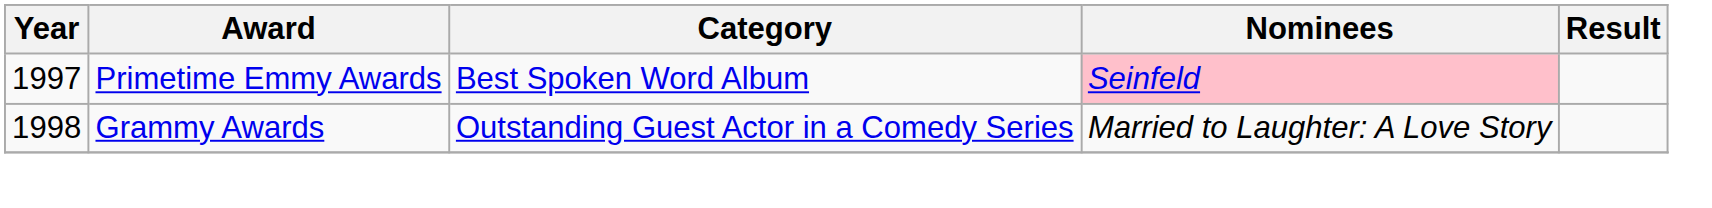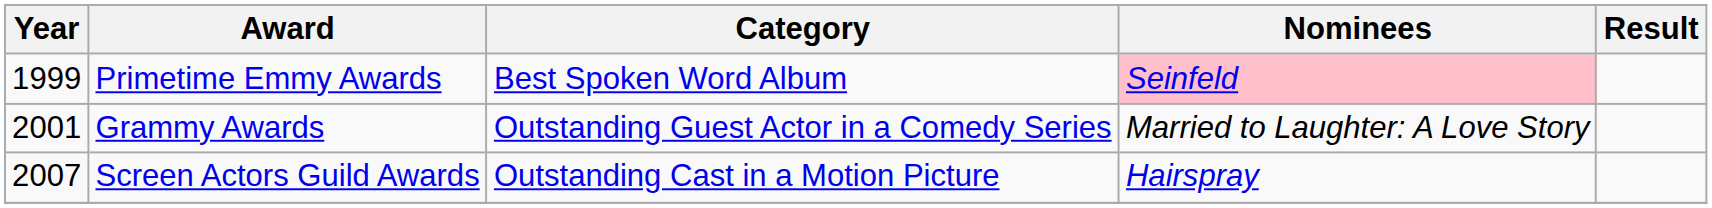(47, 78) 1997 -> (47, 78) 1999
(47, 127) 1998 -> (47, 127) 2001
+ row: (288, 176)
